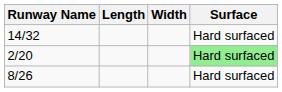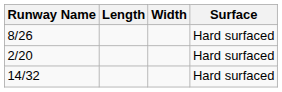rows swapped: (24, 35) <-> (20, 76)
(234, 55) lightgreen background -> (234, 55) no background
